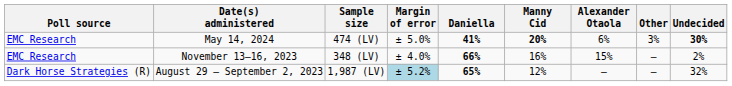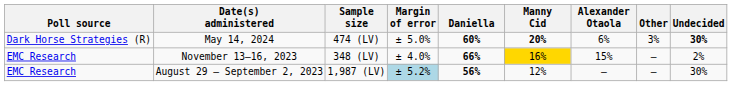(41, 40) EMC Research -> (79, 40) Dark Horse Strategies (R)
(472, 40) 41% -> (472, 40) 60%
(538, 56) no background -> (538, 56) gold background
(79, 72) Dark Horse Strategies (R) -> (41, 72) EMC Research
(472, 72) 65% -> (472, 72) 56%
(699, 72) 32% -> (699, 72) 30%
